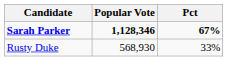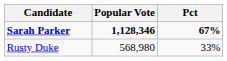(137, 47) 568,930 -> (137, 47) 568,980
